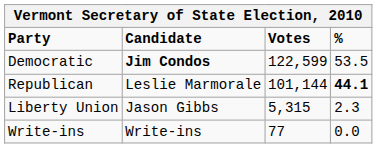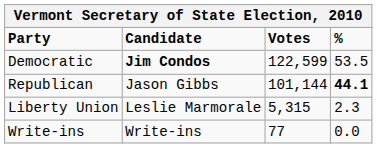(193, 85) Leslie Marmorale -> (172, 85) Jason Gibbs
(172, 108) Jason Gibbs -> (193, 108) Leslie Marmorale
